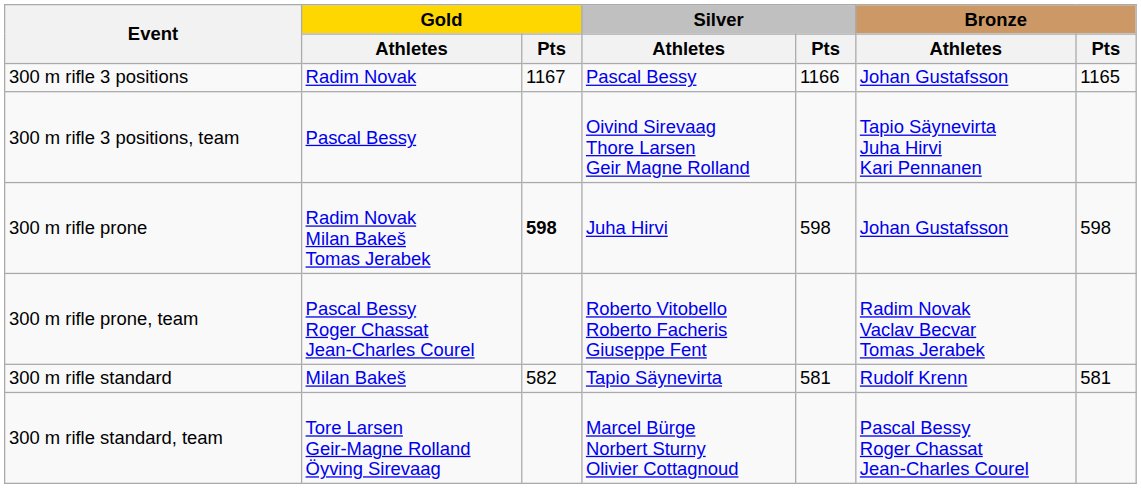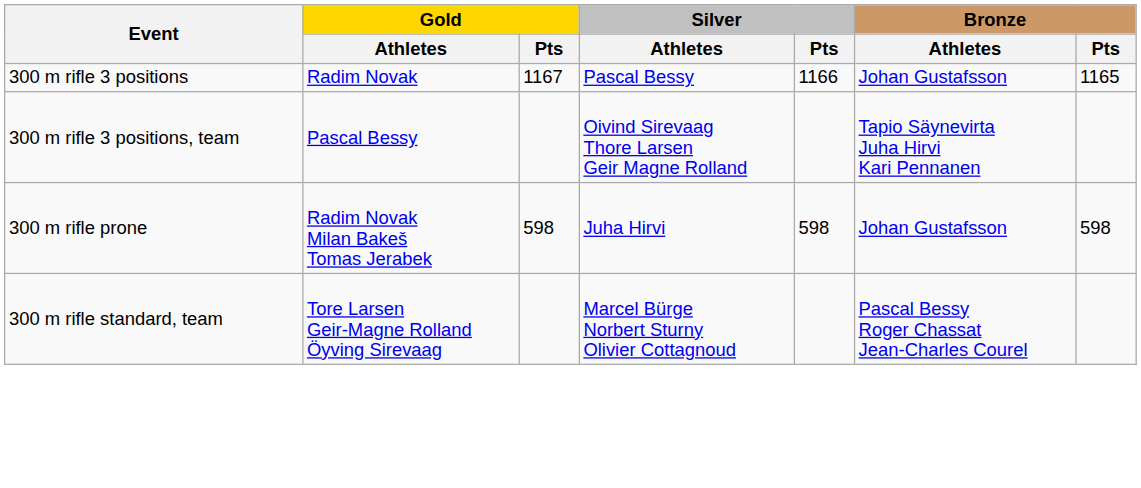(541, 228) bold -> (539, 228) normal
- row: (104, 319)
- row: (90, 379)
